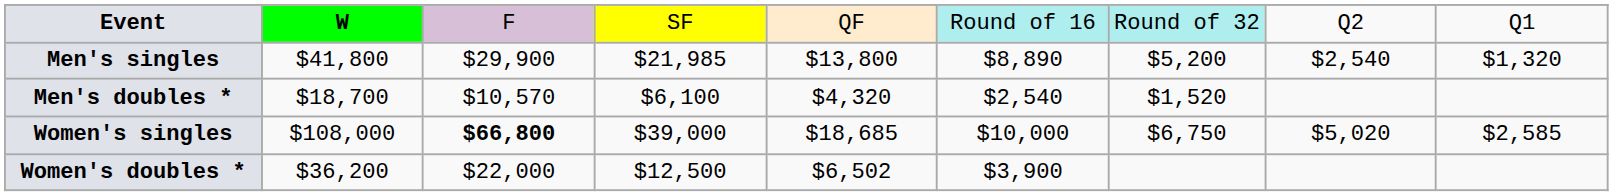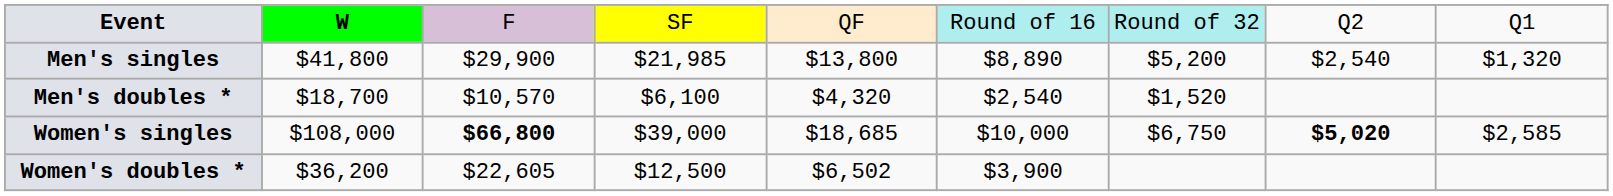(1351, 135) normal -> (1351, 135) bold
(509, 172) $22,000 -> (509, 172) $22,605
